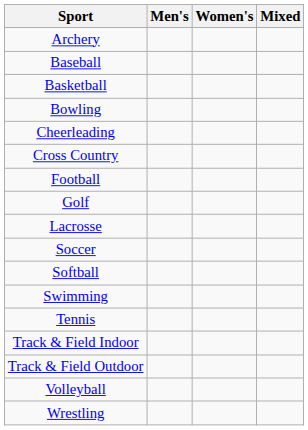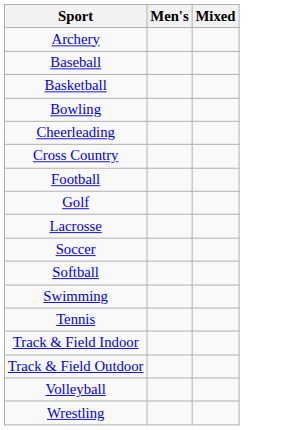- column: (225, 16)
